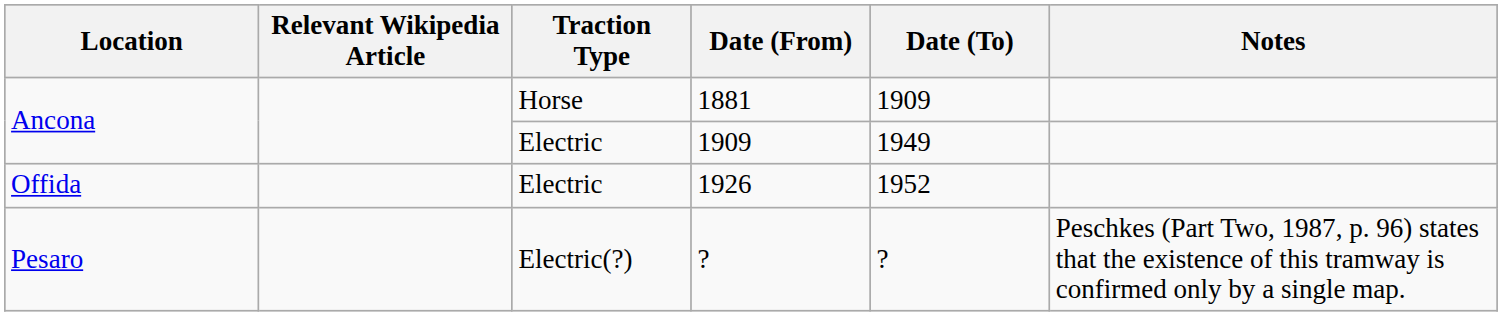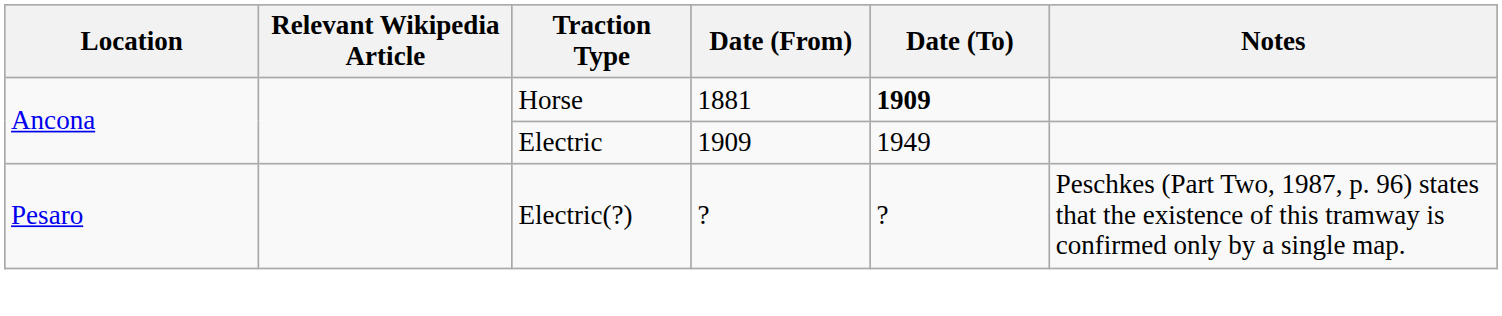(904, 99) normal -> (904, 99) bold
- row: (725, 185)
